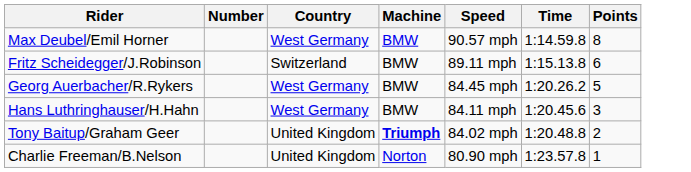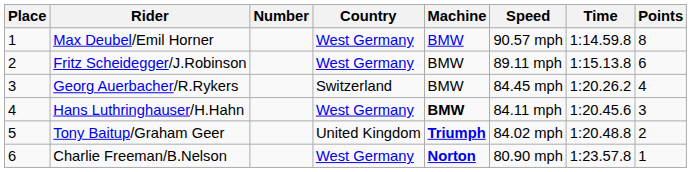+ column: (27, 16)
(309, 63) Switzerland -> (365, 63) West Germany
(320, 86) West Germany -> (354, 86) Switzerland
(597, 86) 5 -> (642, 86) 4
(400, 110) normal -> (446, 110) bold
(323, 156) United Kingdom -> (365, 156) West Germany
(404, 156) normal -> (452, 156) bold
